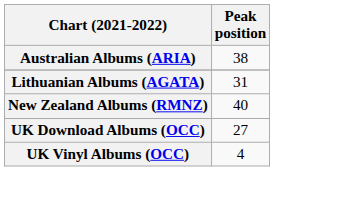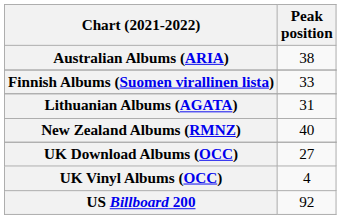+ row: (141, 81)
+ row: (141, 202)
